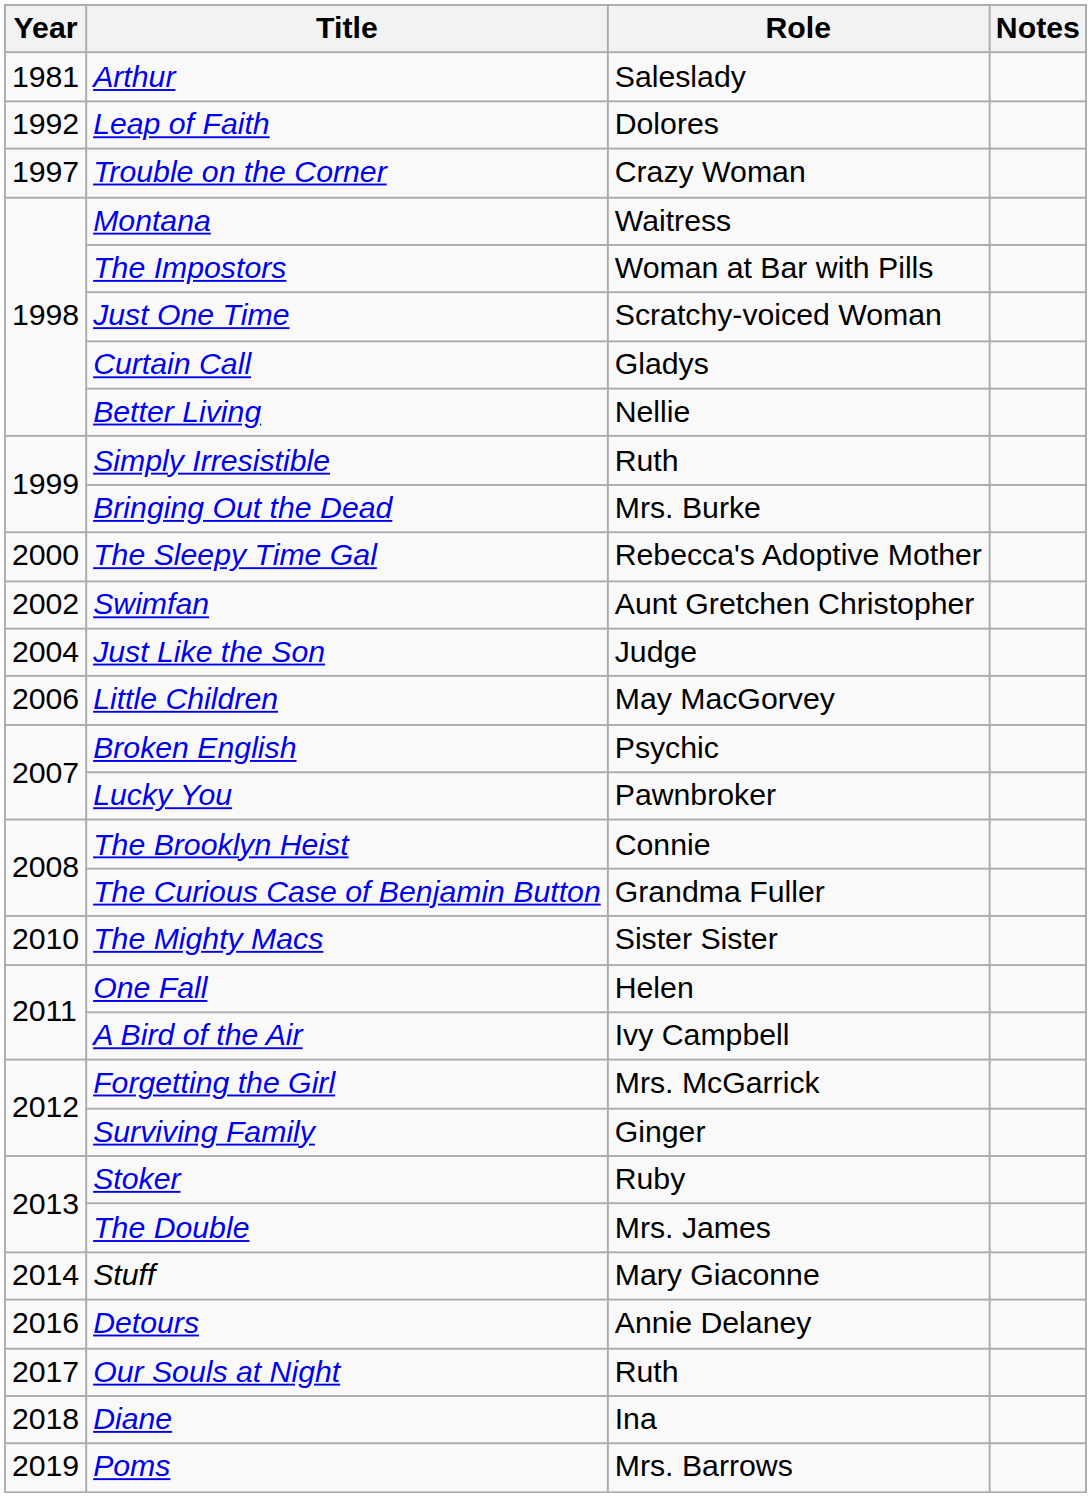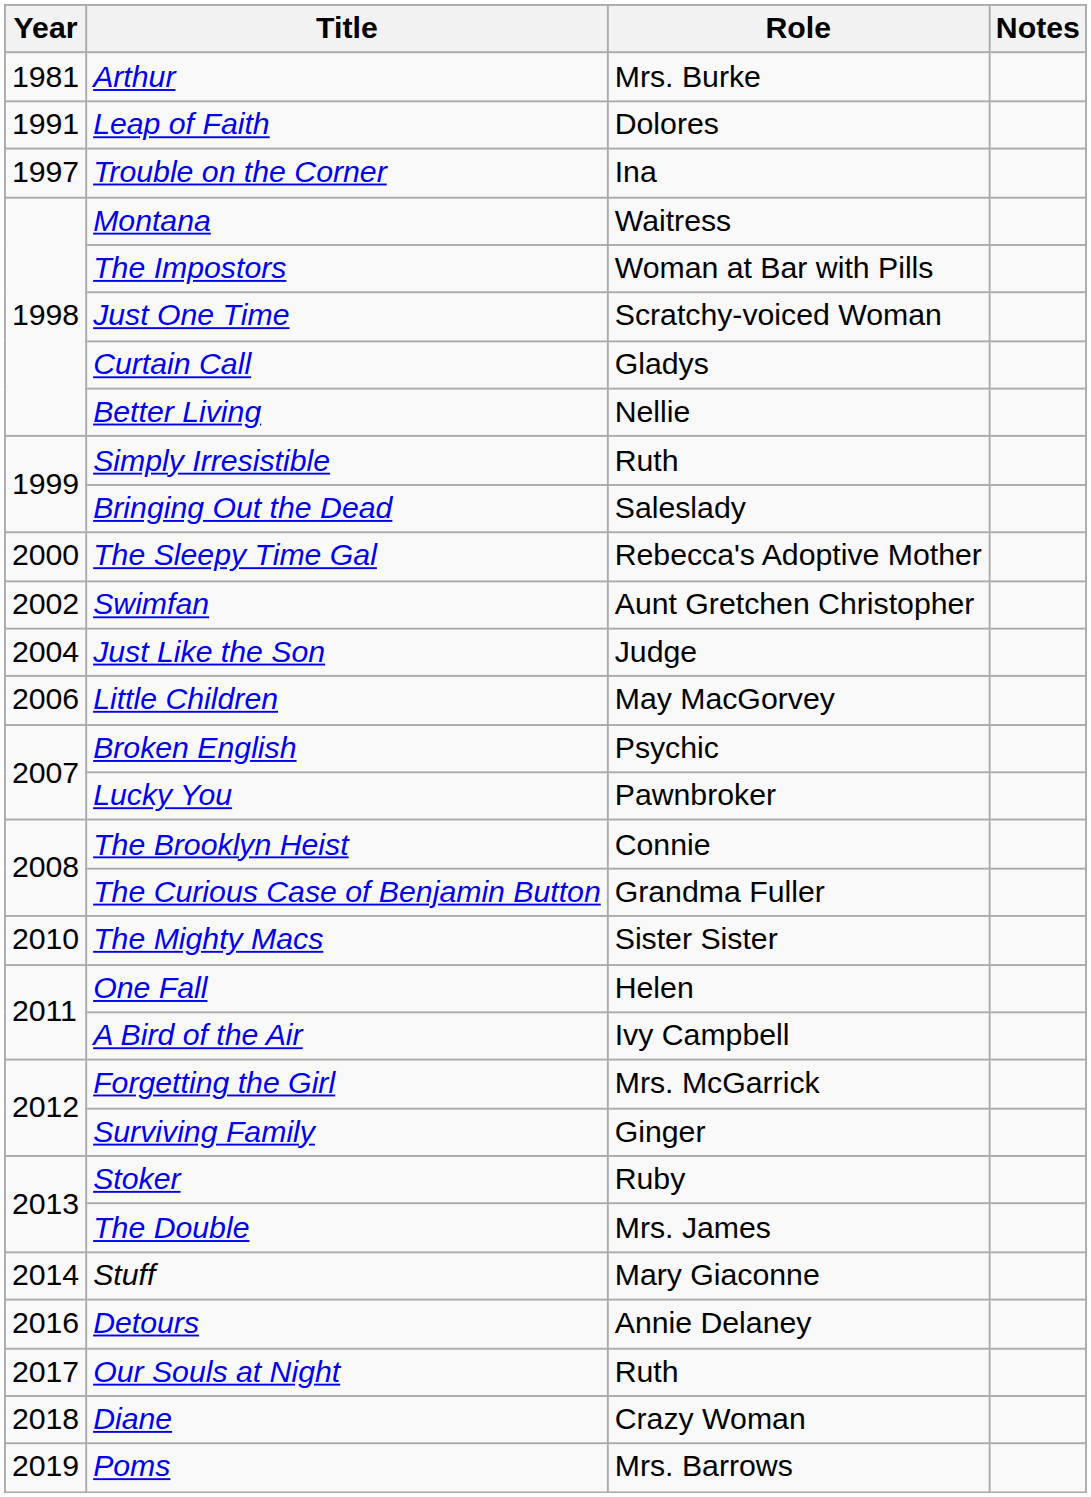(680, 76) Saleslady -> (688, 76) Mrs. Burke
(46, 124) 1992 -> (46, 124) 1991
(710, 172) Crazy Woman -> (636, 172) Ina
(688, 508) Mrs. Burke -> (680, 508) Saleslady
(636, 1419) Ina -> (710, 1419) Crazy Woman
